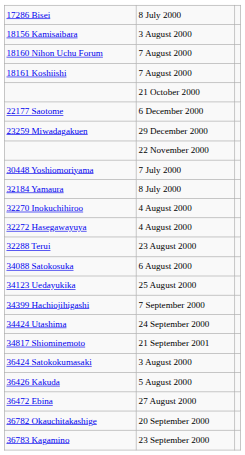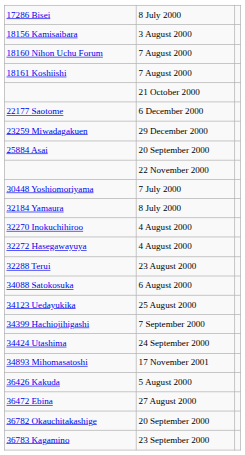+ row: (27, 150)
- row: (46, 343)
+ row: (47, 362)
- row: (49, 362)
